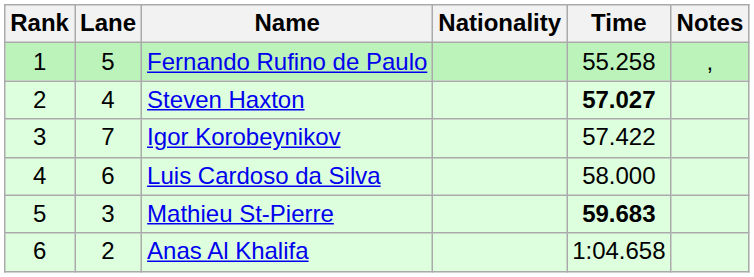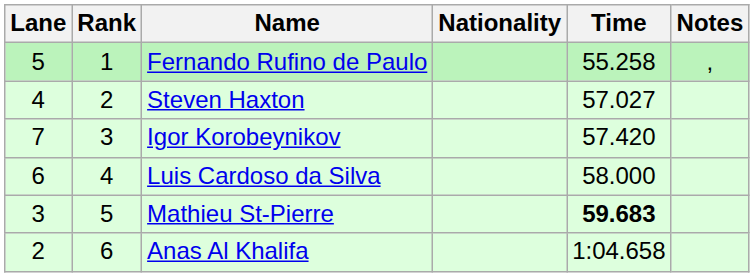columns swapped: (40, 23) <-> (108, 23)
(619, 99) bold -> (619, 99) normal
(619, 137) 57.422 -> (619, 137) 57.420
